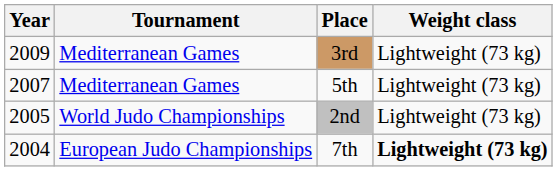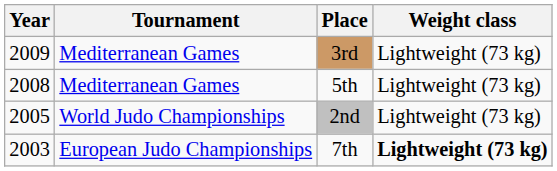(30, 85) 2007 -> (30, 85) 2008
(30, 149) 2004 -> (30, 149) 2003
